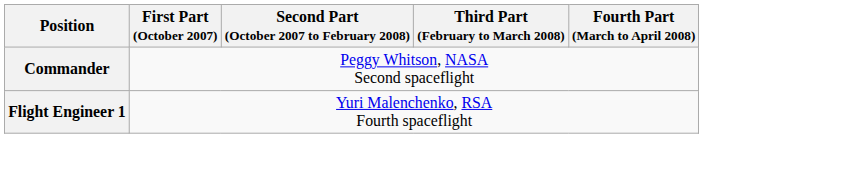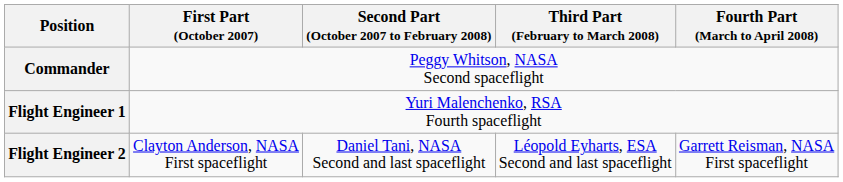+ row: (67, 154)
